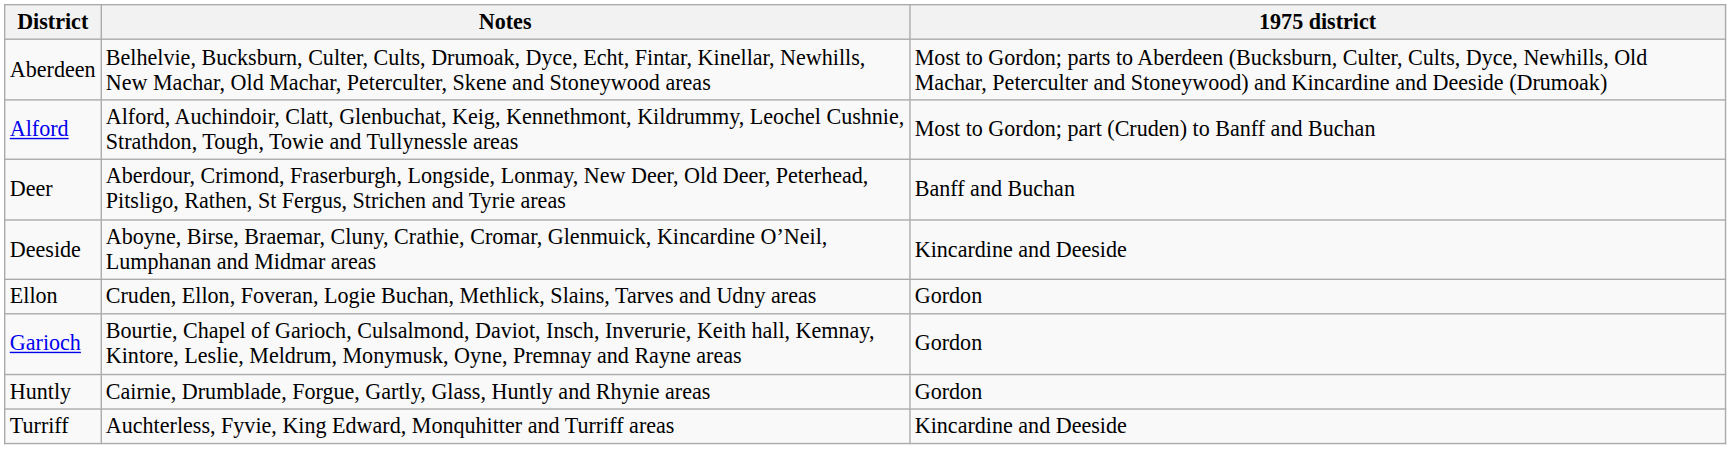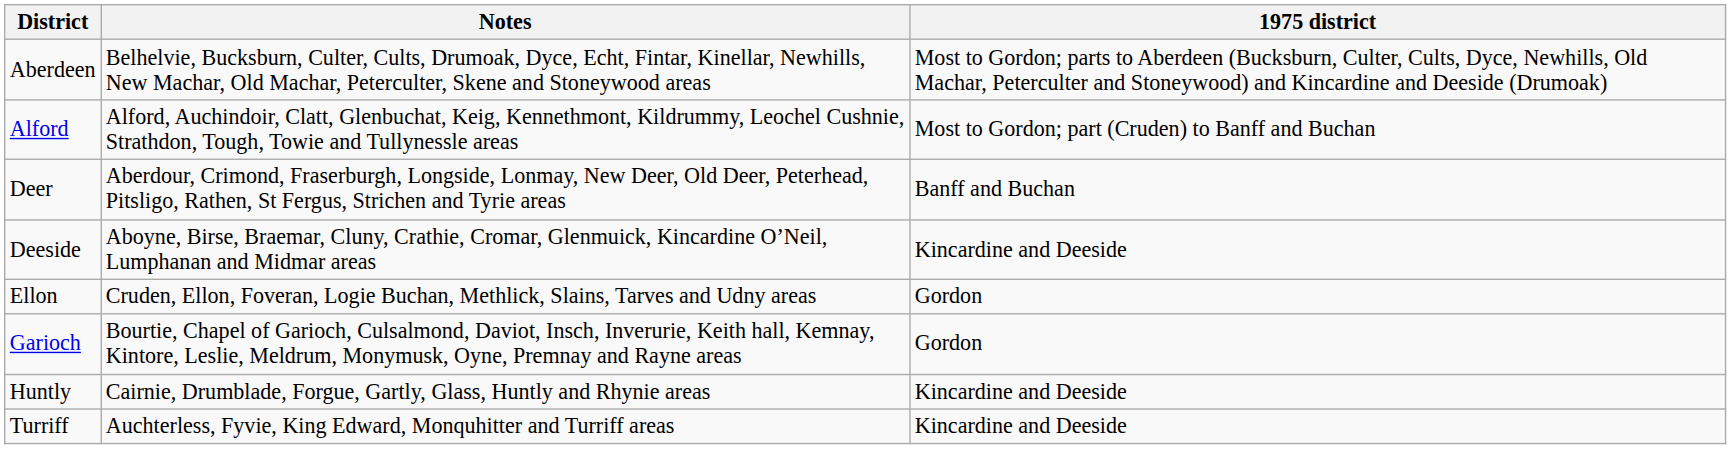(948, 391) Gordon -> (1021, 391) Kincardine and Deeside
